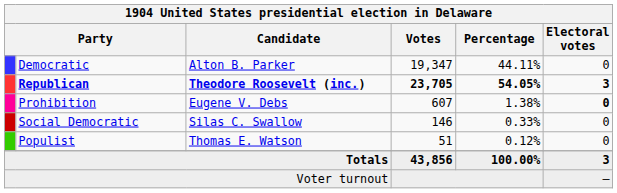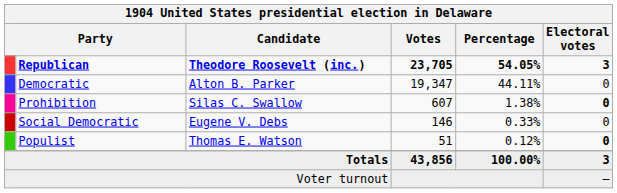rows swapped: (54, 84) <-> (54, 65)
(238, 103) Eugene V. Debs -> (245, 103) Silas C. Swallow
(245, 122) Silas C. Swallow -> (238, 122) Eugene V. Debs
(606, 141) normal -> (606, 141) bold
